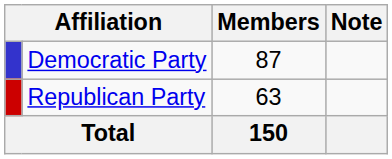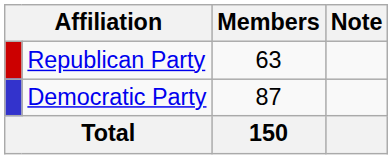rows swapped: (117, 60) <-> (116, 97)
